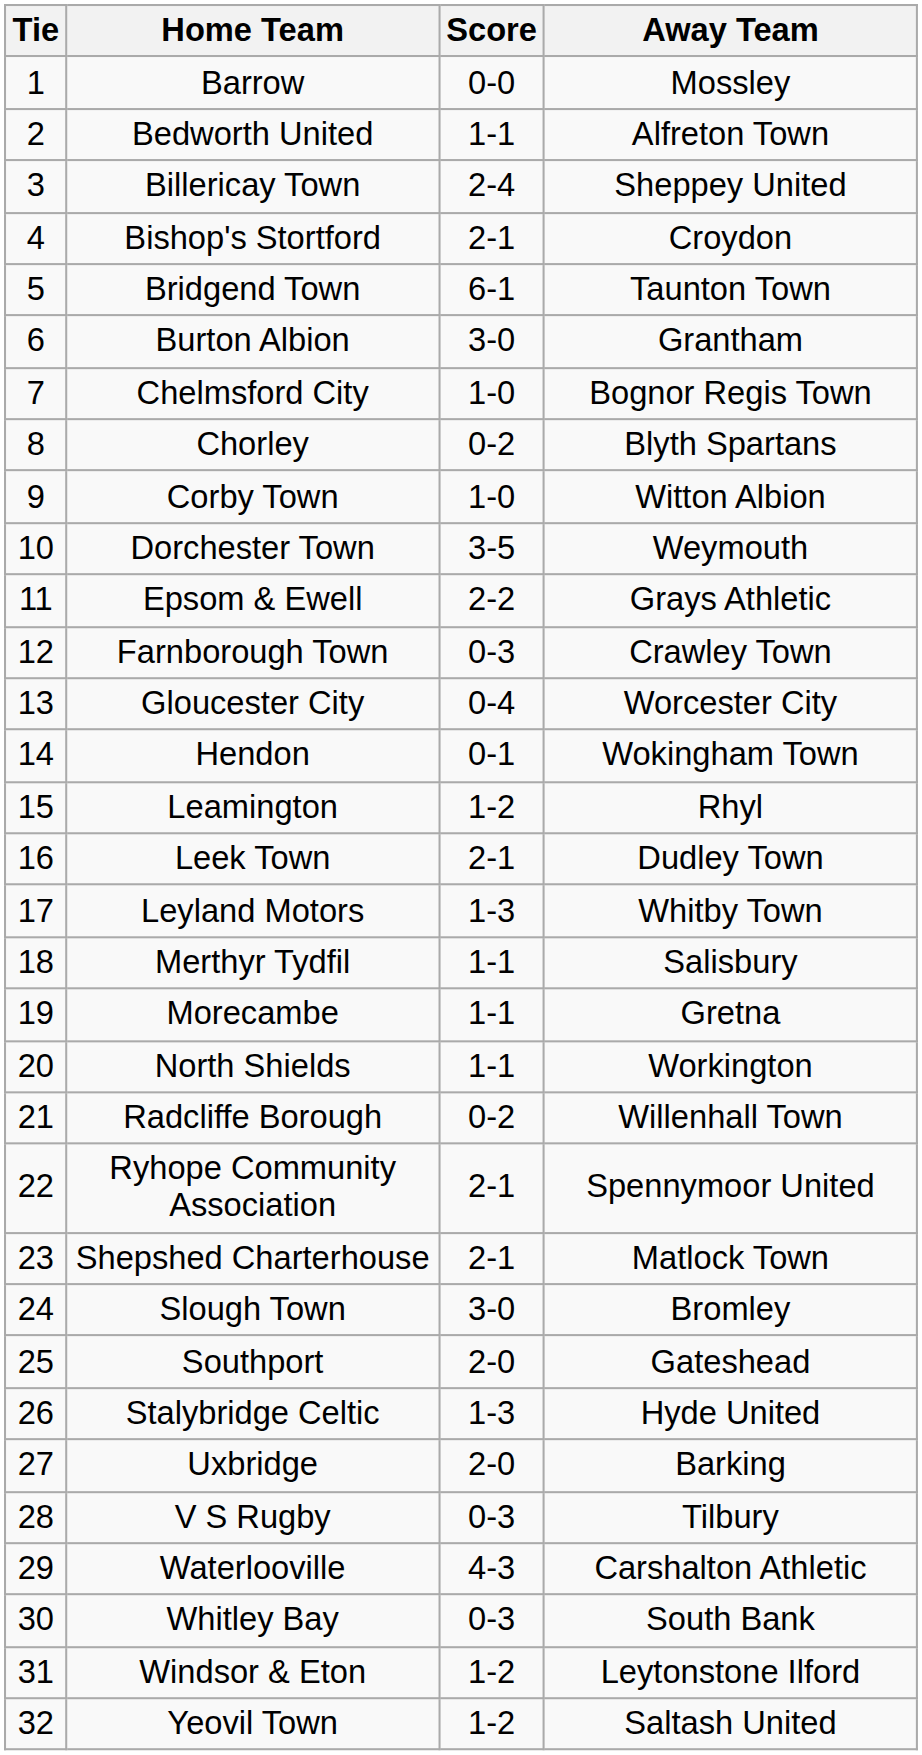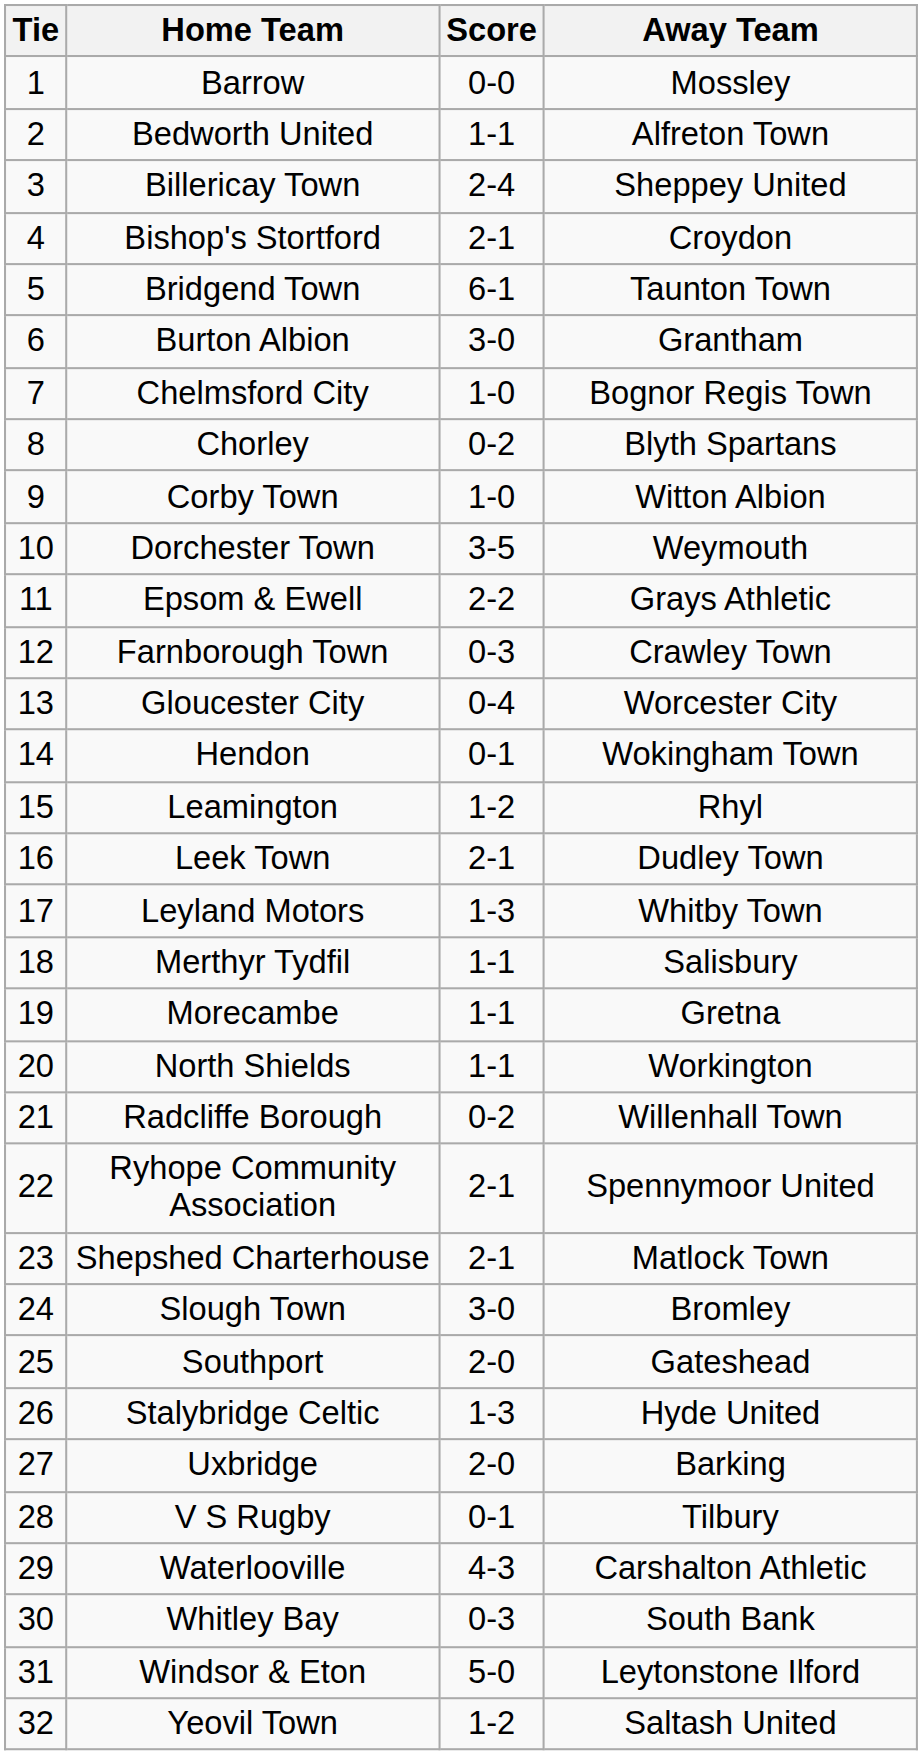(492, 1516) 0-3 -> (492, 1516) 0-1
(492, 1671) 1-2 -> (492, 1671) 5-0
